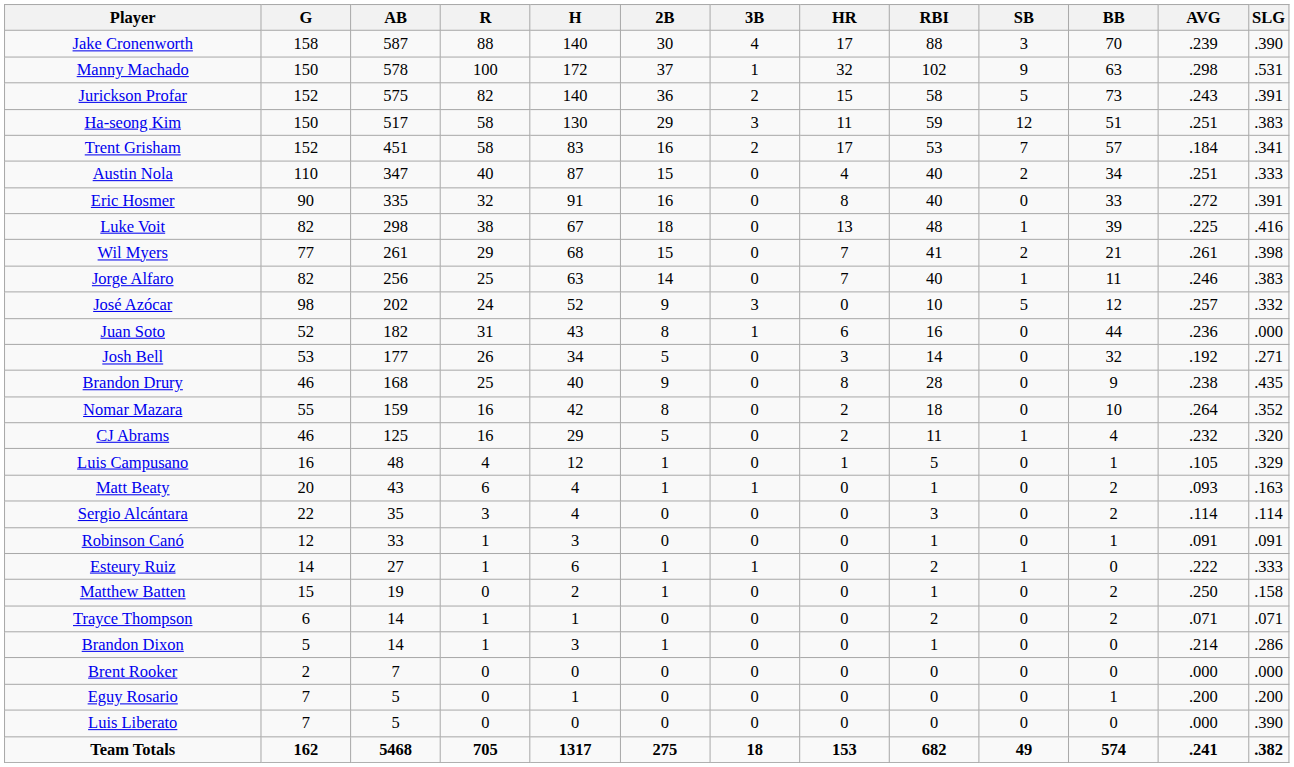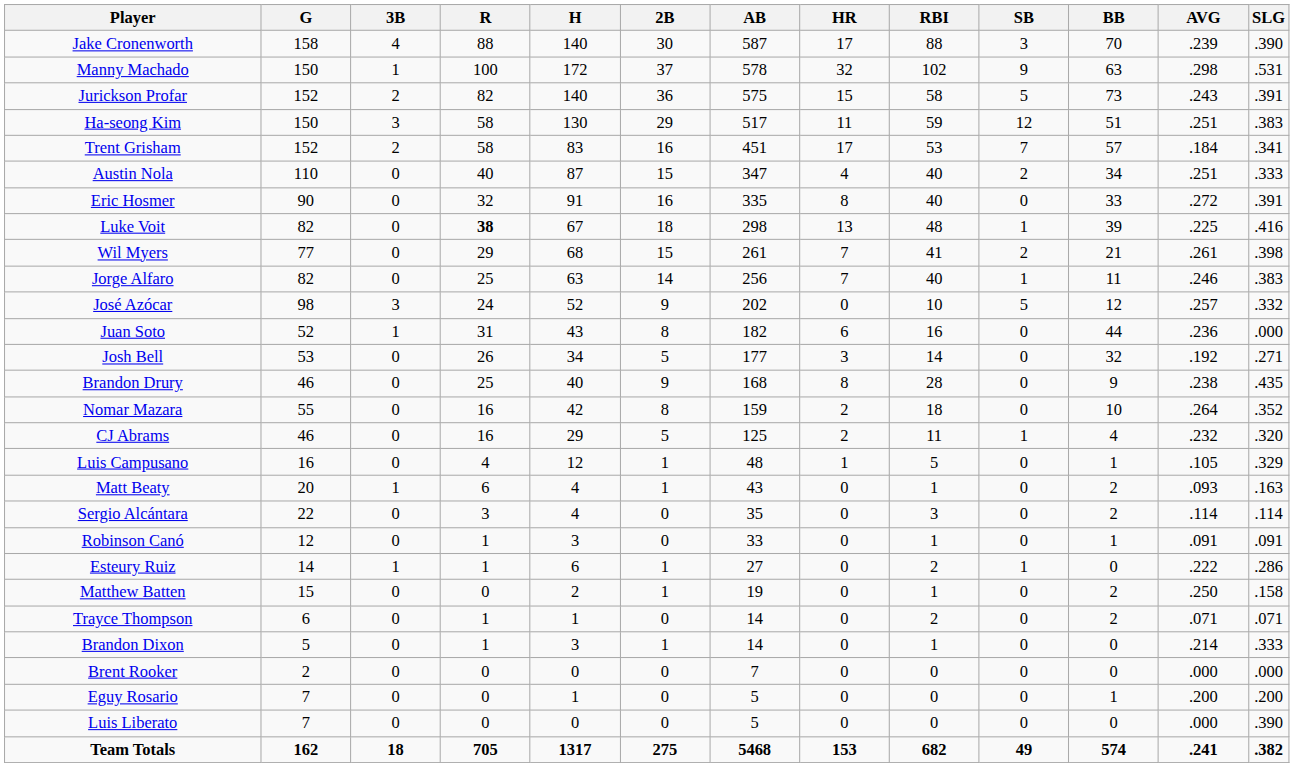columns swapped: (396, 17) <-> (755, 17)
(485, 226) normal -> (485, 226) bold
(1269, 566) .333 -> (1269, 566) .286
(1269, 644) .286 -> (1269, 644) .333
